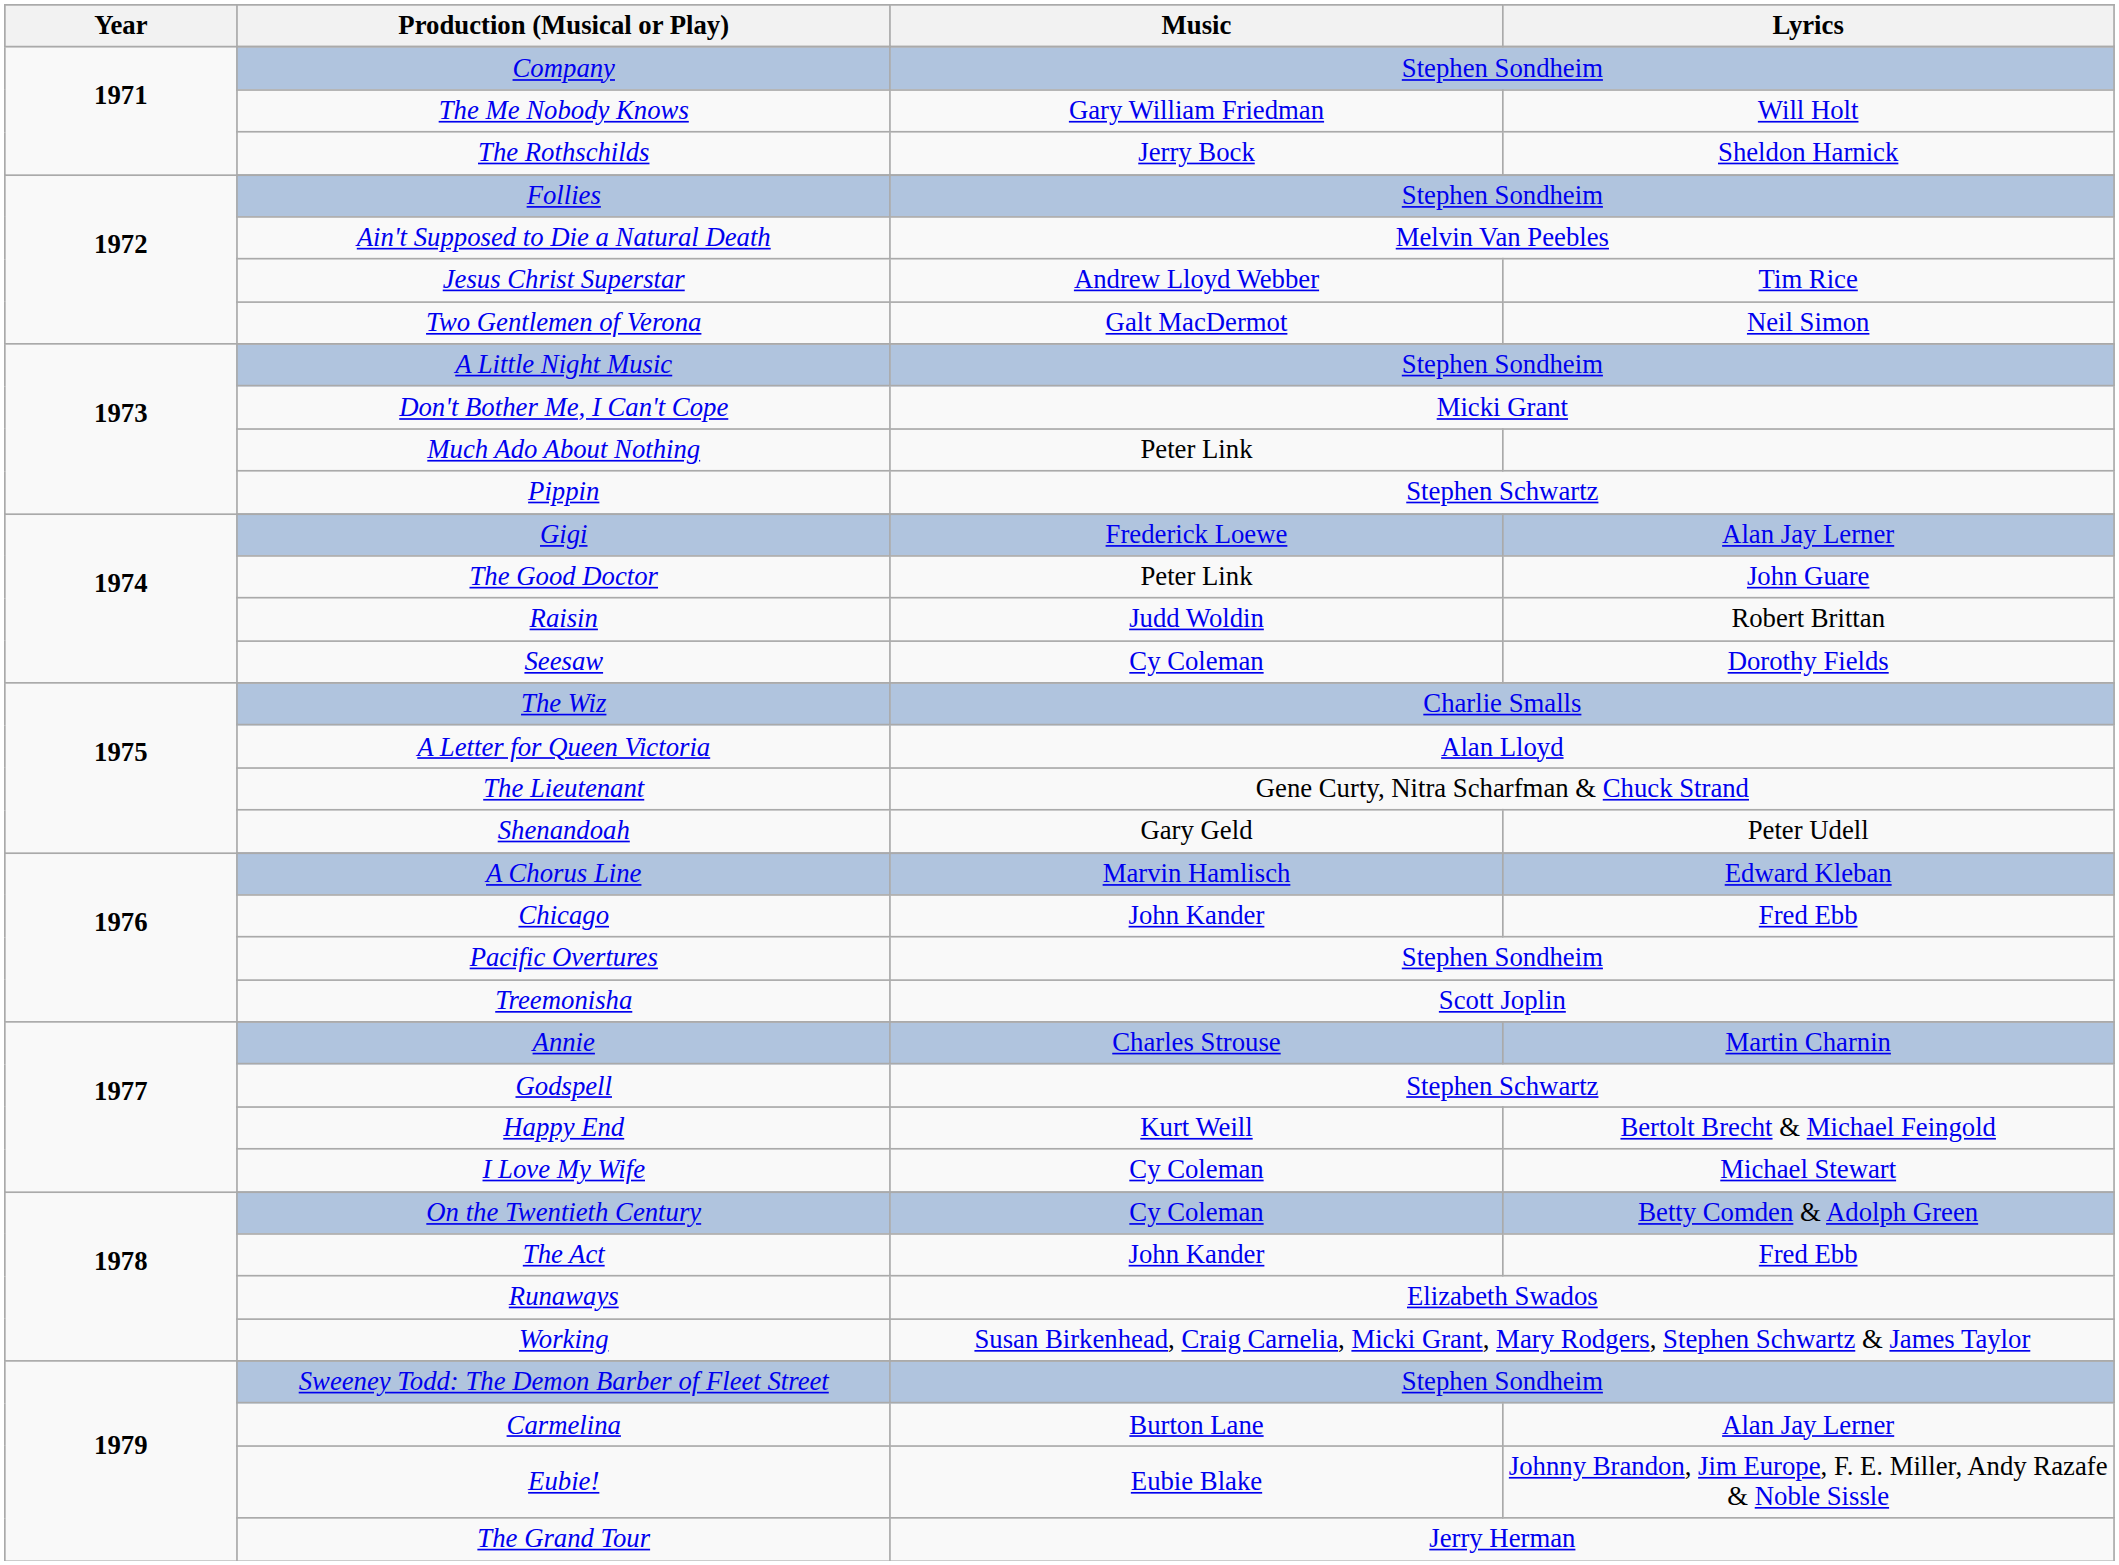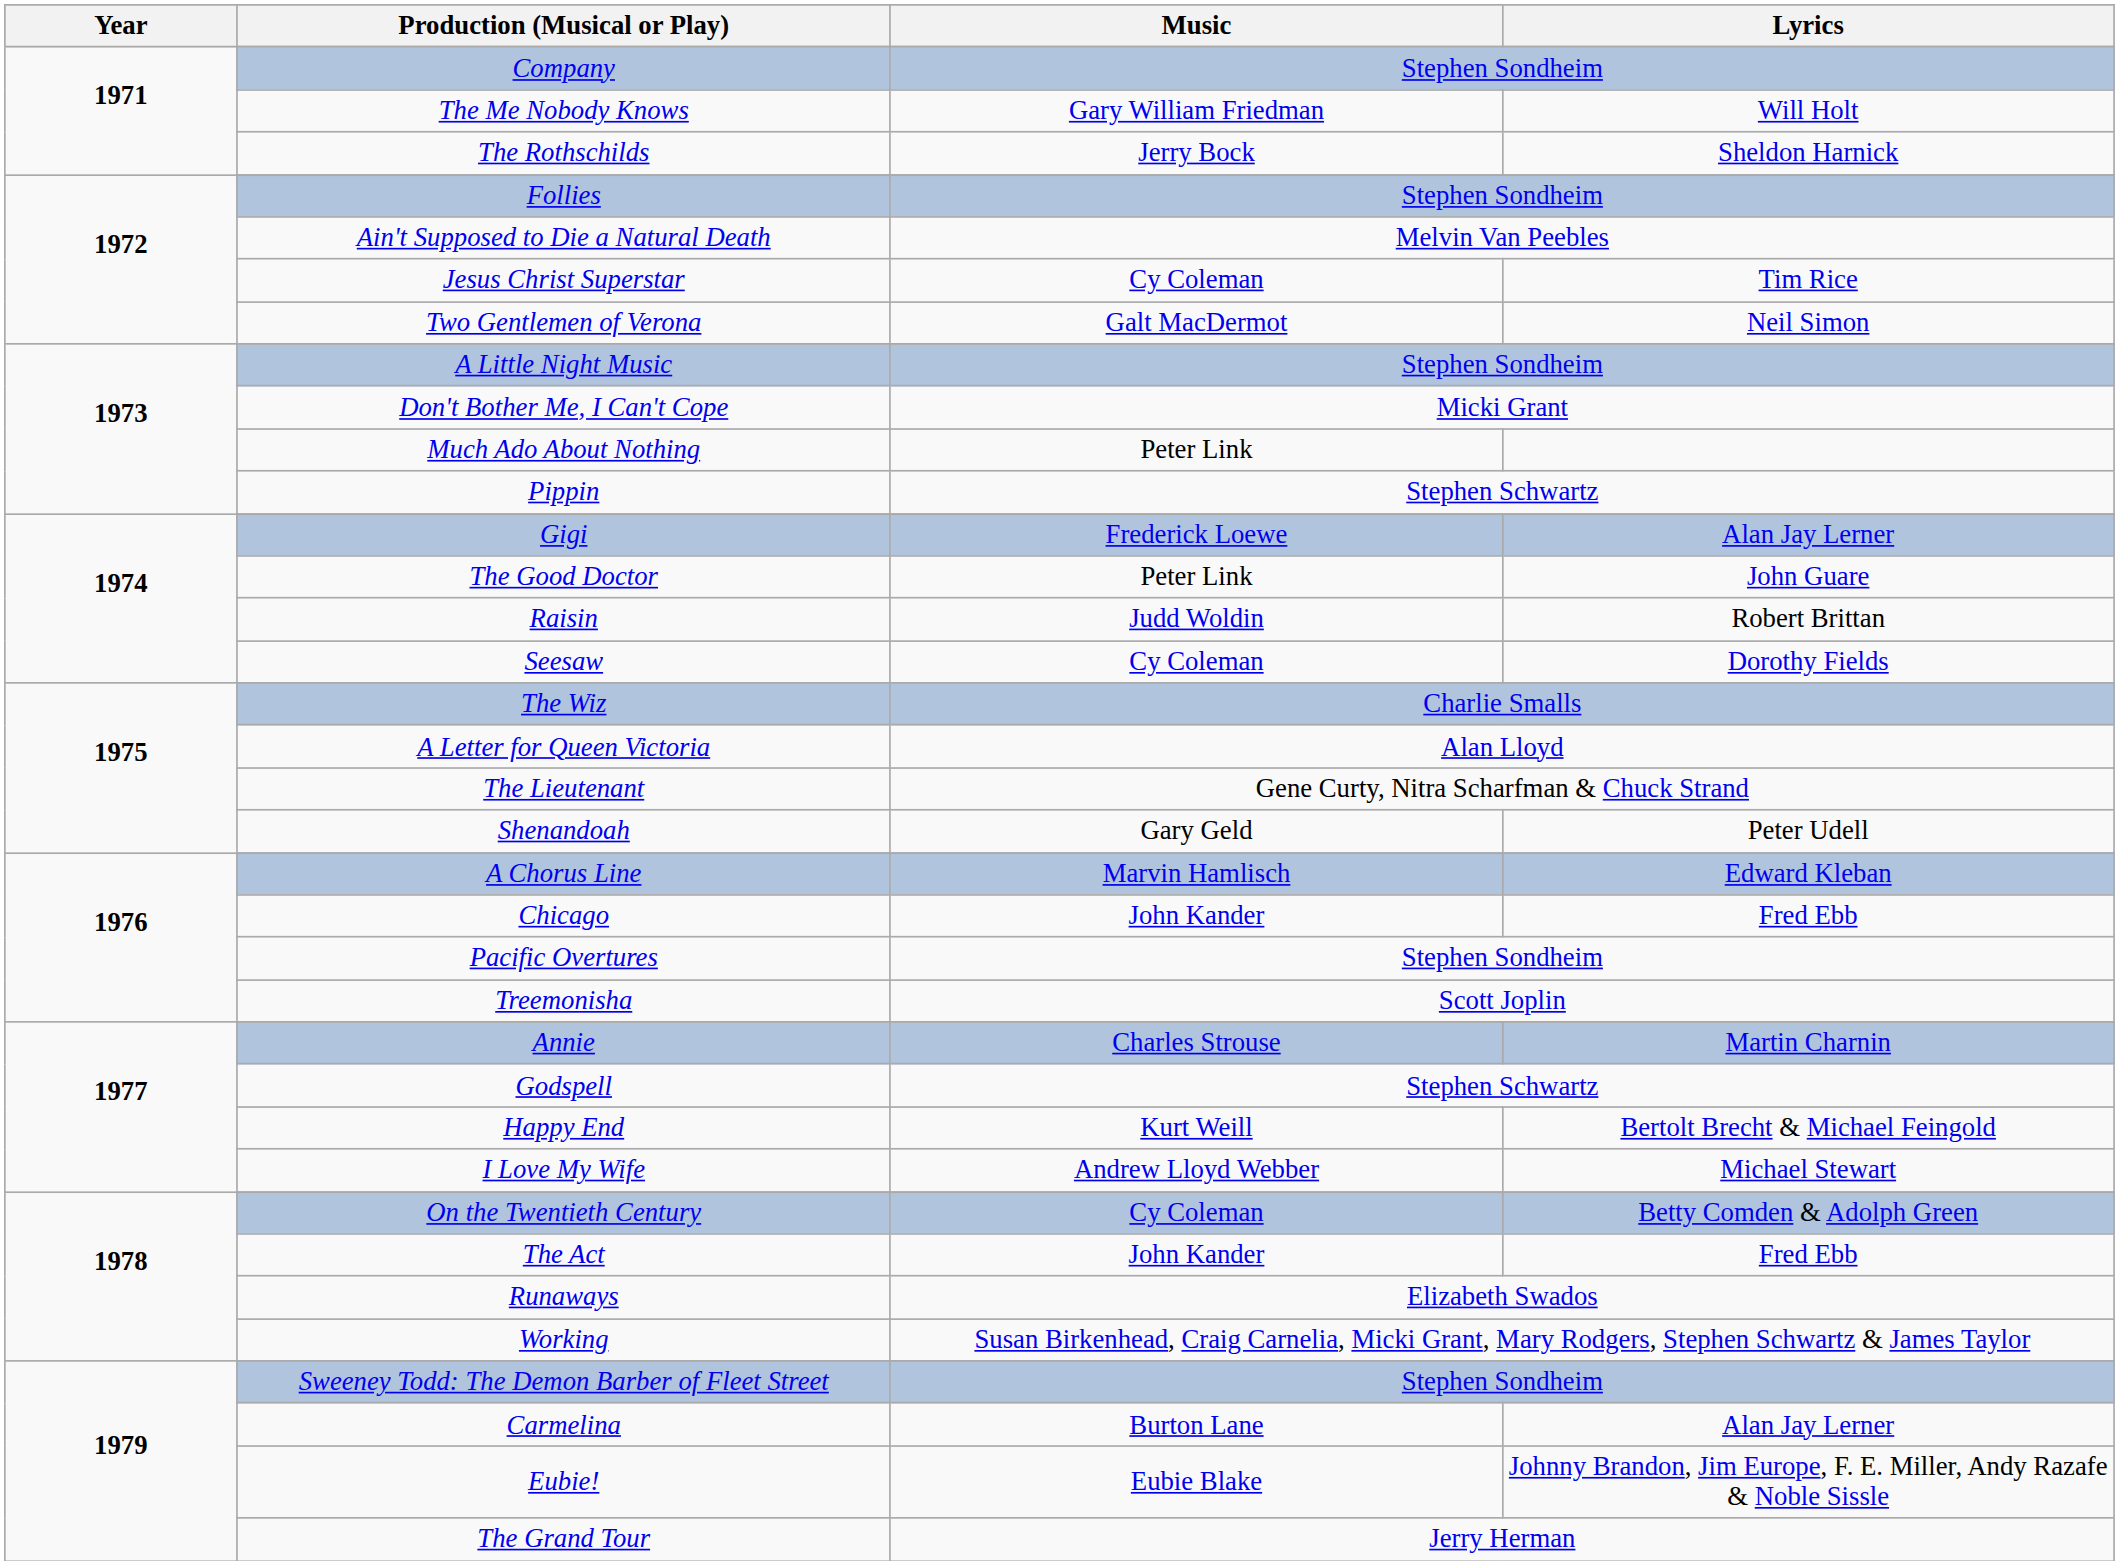(1196, 279) Andrew Lloyd Webber -> (1196, 279) Cy Coleman
(1196, 1169) Cy Coleman -> (1196, 1169) Andrew Lloyd Webber
